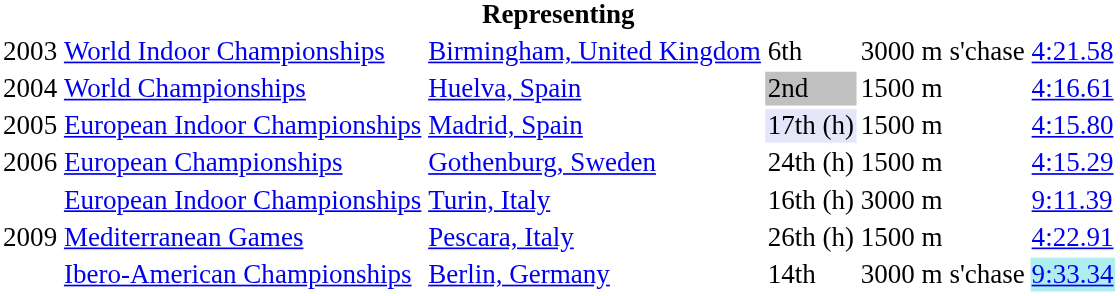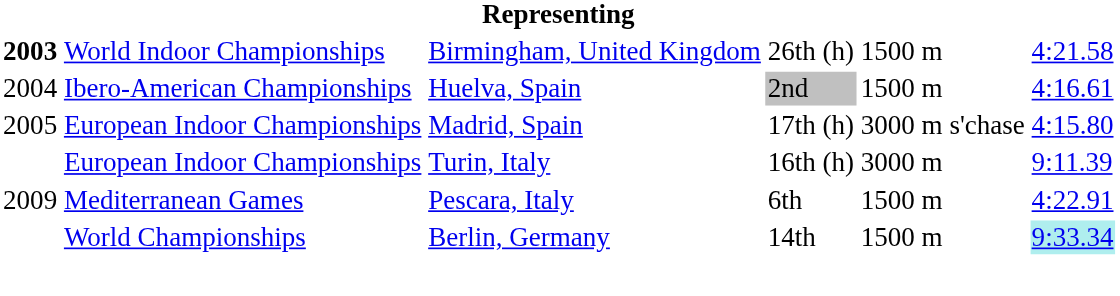(30, 51) normal -> (30, 51) bold
(785, 51) 6th -> (811, 51) 26th (h)
(943, 51) 3000 m s'chase -> (902, 51) 1500 m
(185, 88) World Championships -> (238, 88) Ibero-American Championships
(811, 125) lavender background -> (811, 125) no background
(902, 125) 1500 m -> (943, 125) 3000 m s'chase
- row: (542, 162)
(811, 237) 26th (h) -> (785, 199) 6th
(238, 274) Ibero-American Championships -> (185, 237) World Championships
(943, 274) 3000 m s'chase -> (902, 237) 1500 m
